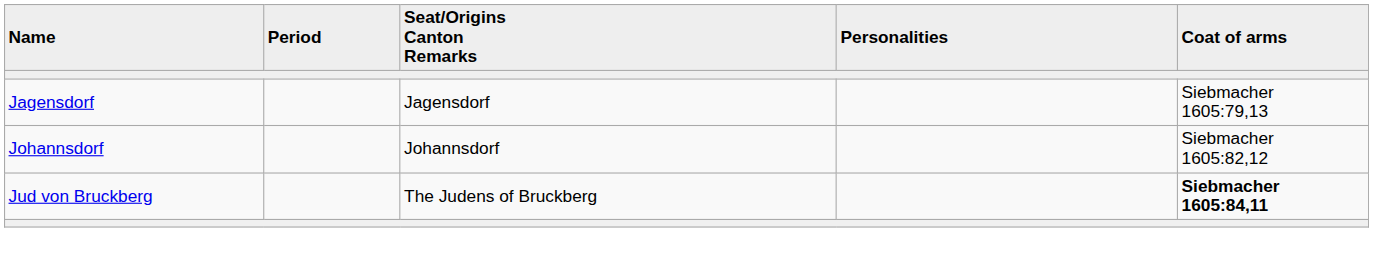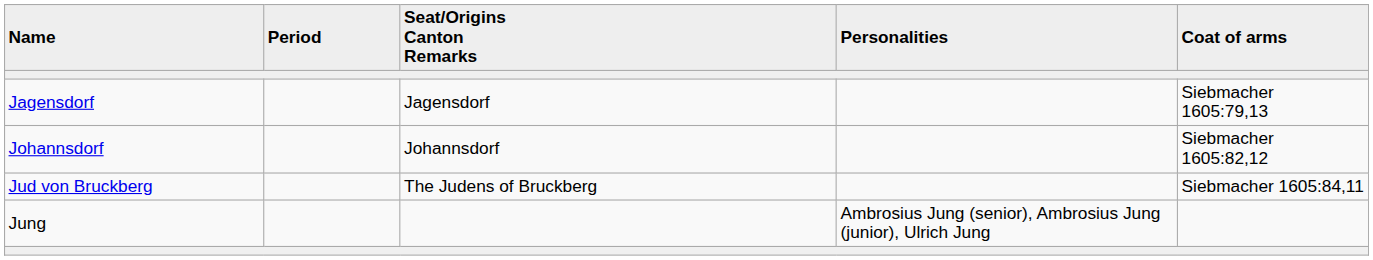(1231, 195) bold -> (1273, 186) normal
+ row: (27, 223)
